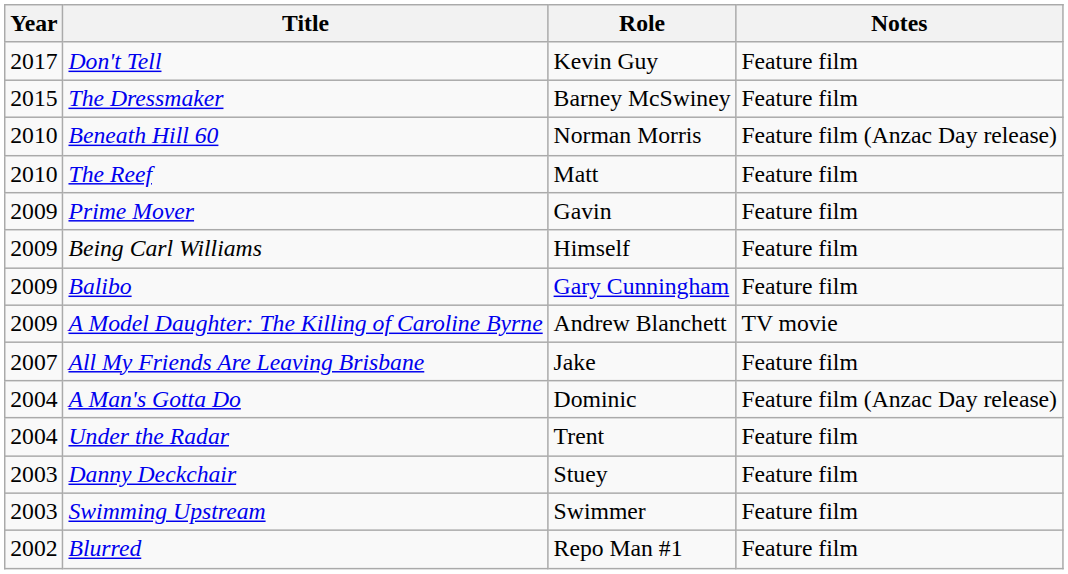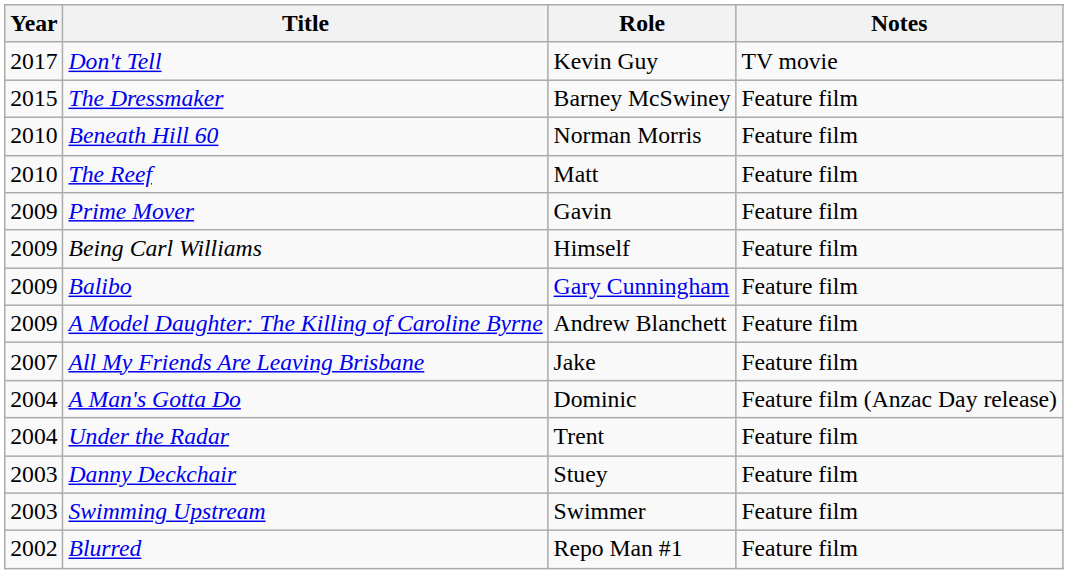(800, 60) Feature film -> (790, 60) TV movie
(899, 135) Feature film (Anzac Day release) -> (800, 135) Feature film
(790, 323) TV movie -> (800, 323) Feature film
